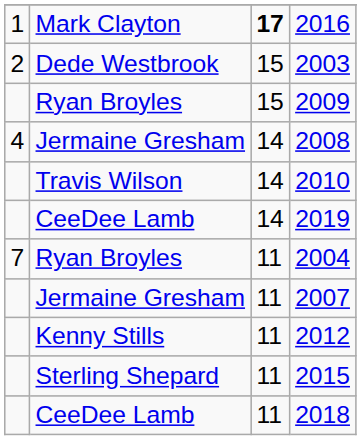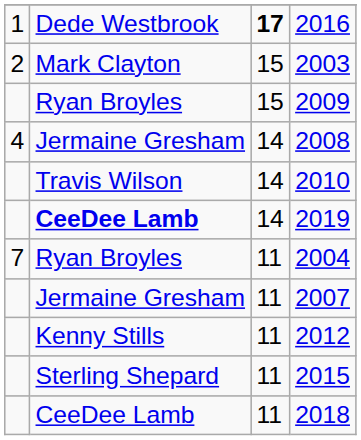(108, 24) Mark Clayton -> (127, 24) Dede Westbrook
(127, 63) Dede Westbrook -> (108, 63) Mark Clayton
(115, 219) normal -> (117, 219) bold
